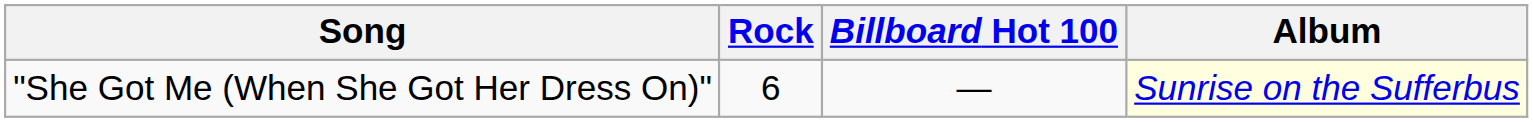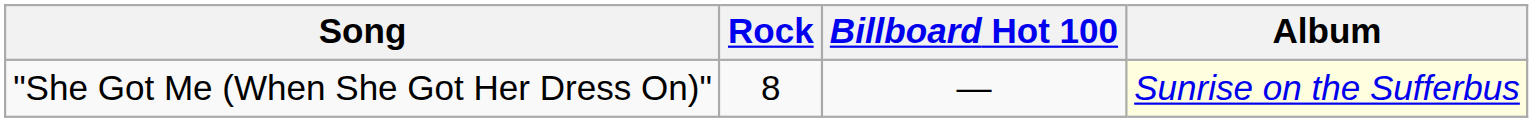(771, 87) 6 -> (771, 87) 8
